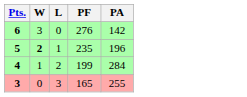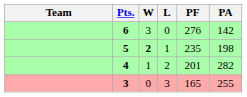+ column: (59, 13)
(117, 48) 196 -> (226, 48) 198
(84, 65) 199 -> (193, 65) 201
(117, 65) 284 -> (226, 65) 282
